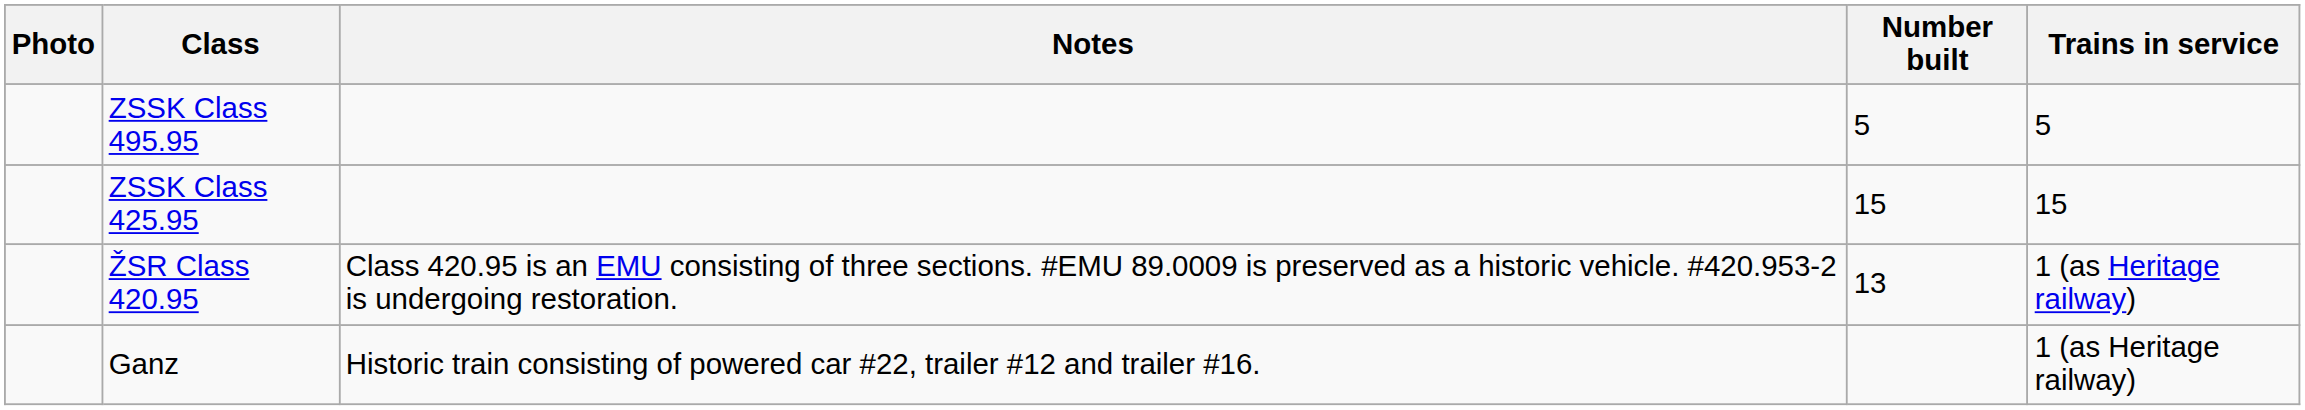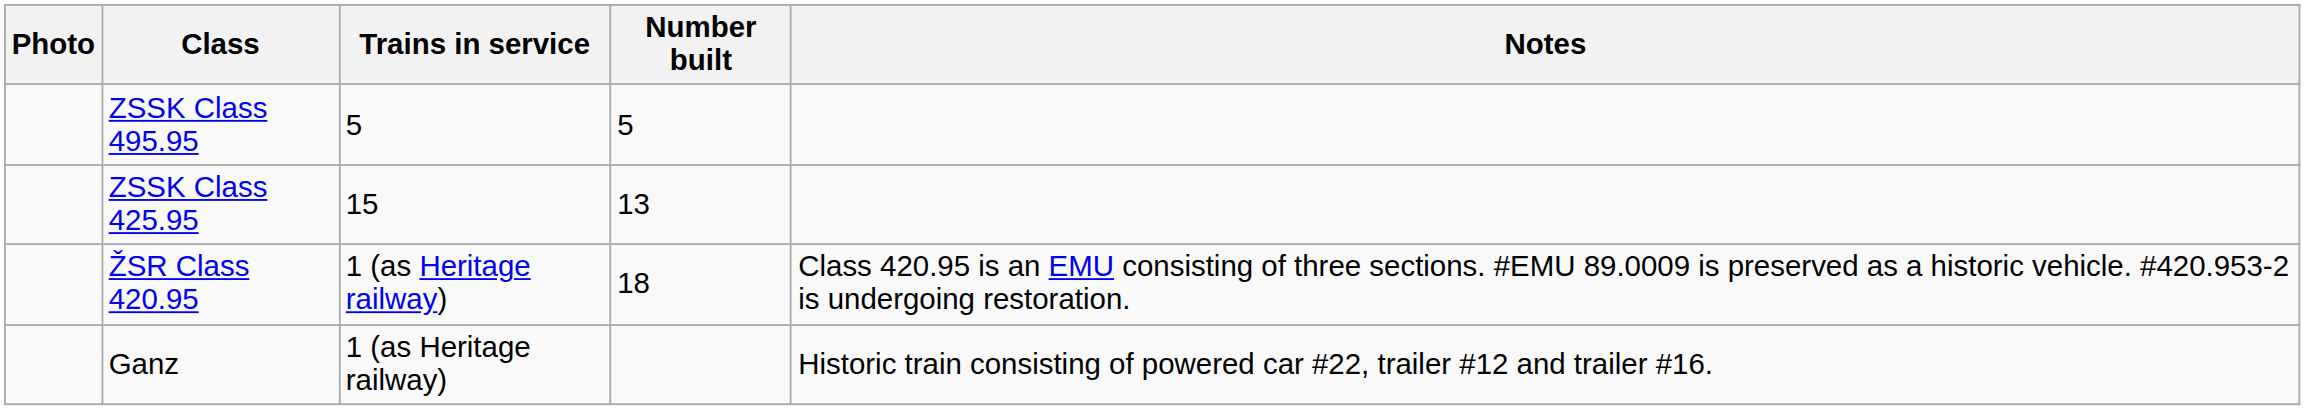columns swapped: (2164, 44) <-> (1093, 44)
(1870, 204) 15 -> (634, 204) 13
(1870, 283) 13 -> (634, 283) 18
